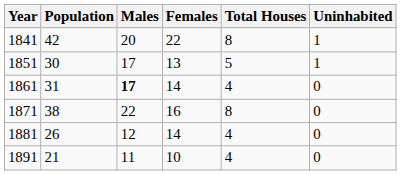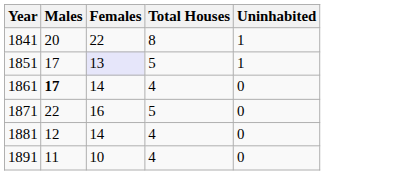- column: (79, 16)
(173, 63) no background -> (97, 63) lavender background
(228, 110) 8 -> (152, 110) 5
